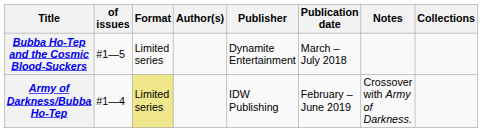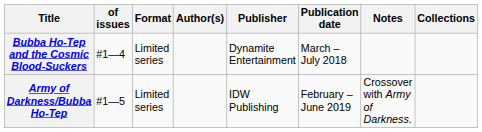(111, 54) #1—5 -> (111, 54) #1—4
(111, 101) #1—4 -> (111, 101) #1—5
(152, 101) khaki background -> (152, 101) no background
